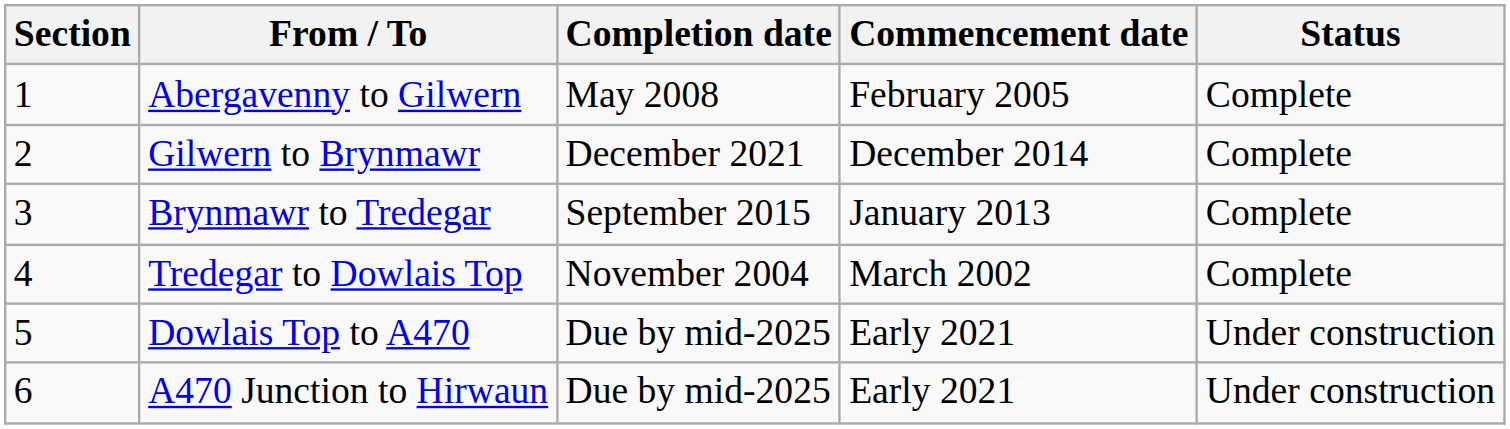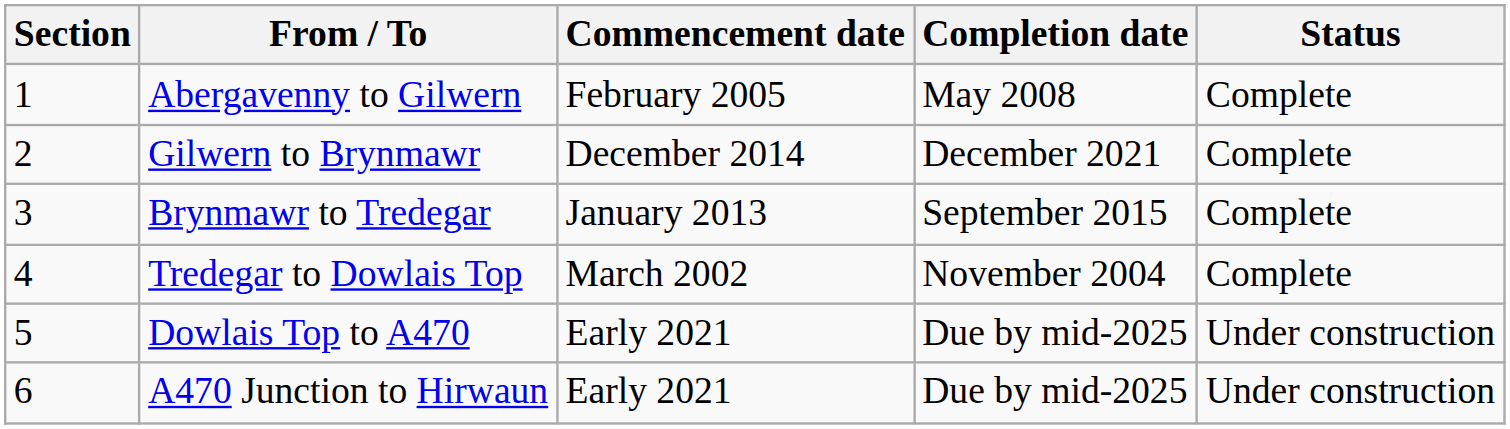columns swapped: (1019, 34) <-> (699, 34)
